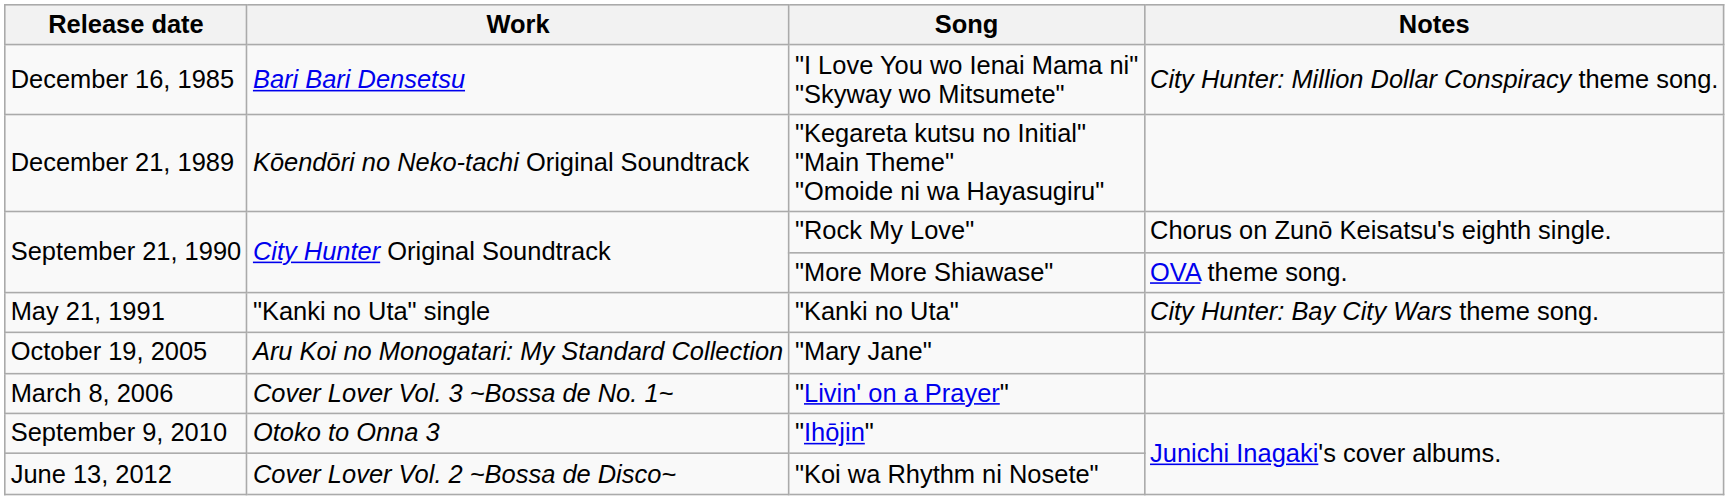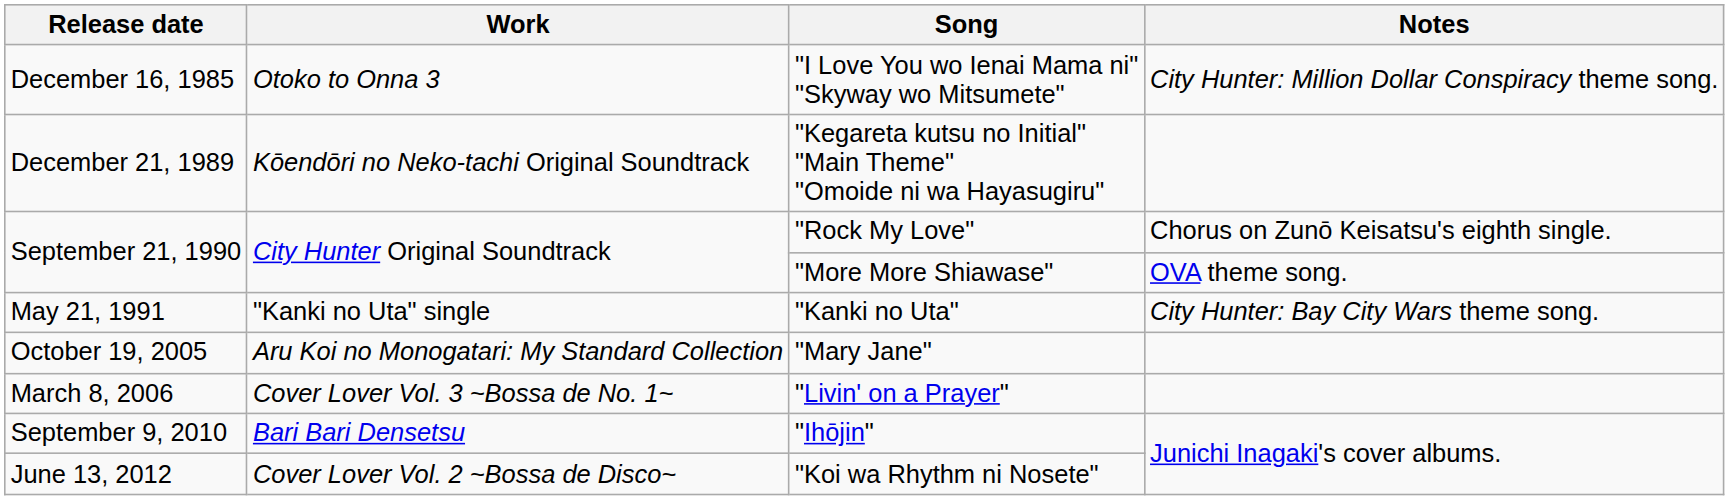(359, 79) Bari Bari Densetsu -> (346, 79) Otoko to Onna 3
(346, 433) Otoko to Onna 3 -> (359, 433) Bari Bari Densetsu
